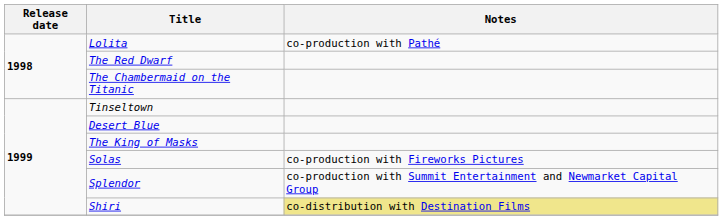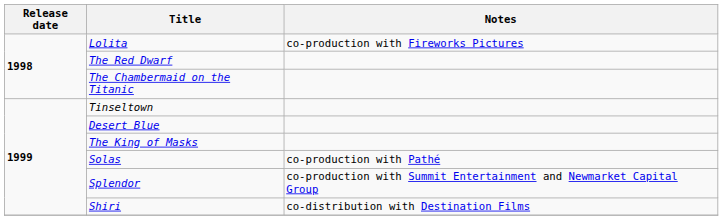(363, 43) co-production with Pathé -> (405, 43) co-production with Fireworks Pictures
(405, 159) co-production with Fireworks Pictures -> (363, 159) co-production with Pathé
(408, 206) khaki background -> (408, 206) no background
